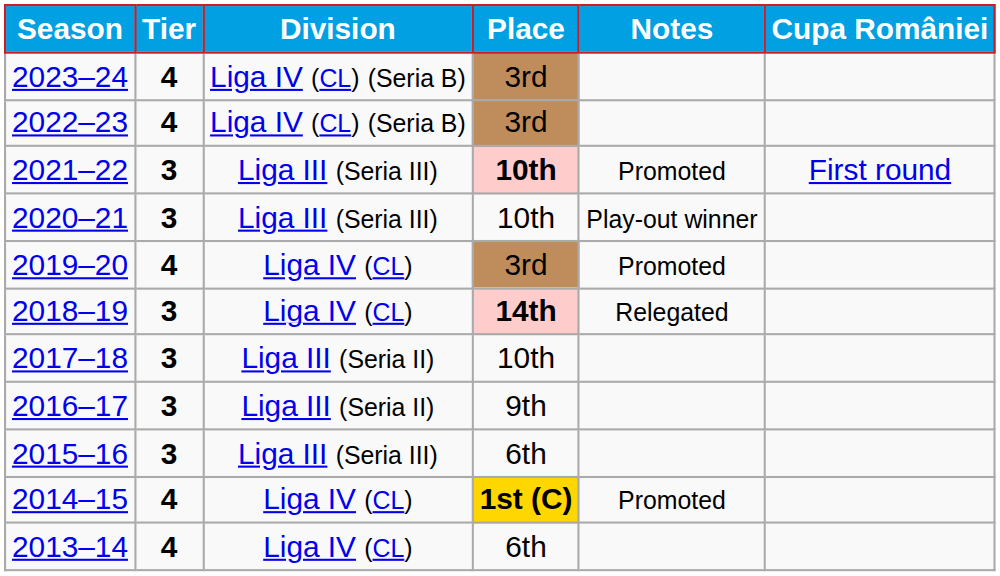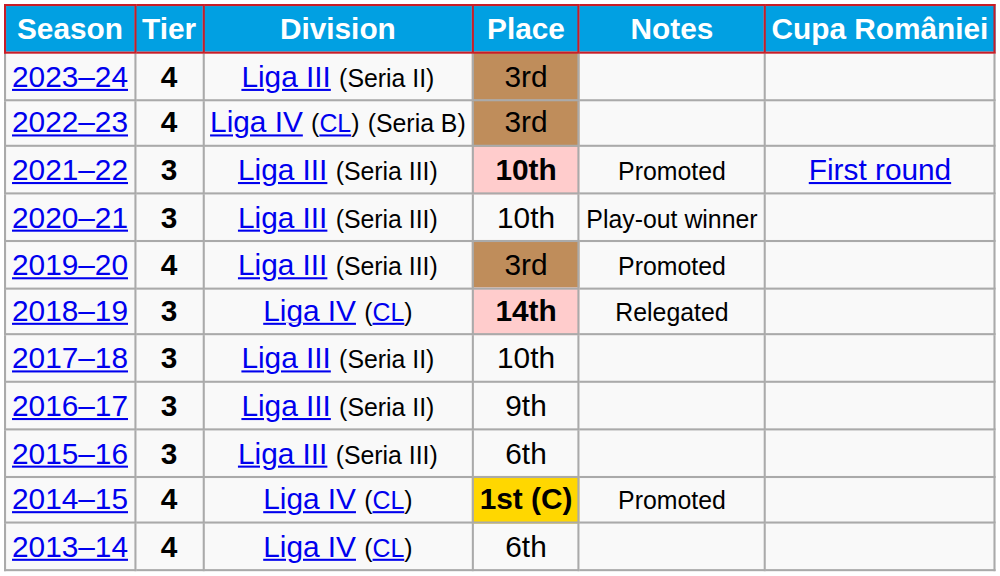(338, 76) Liga IV (CL) (Seria B) -> (338, 76) Liga III (Seria II)
(338, 264) Liga IV (CL) -> (338, 264) Liga III (Seria III)
